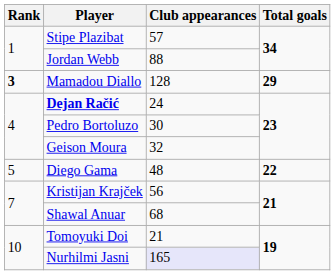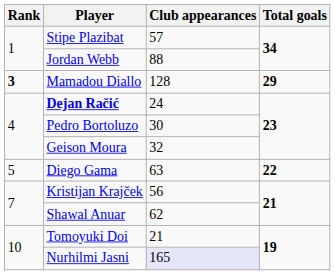(156, 170) 48 -> (156, 170) 63
(156, 214) 68 -> (156, 214) 62
